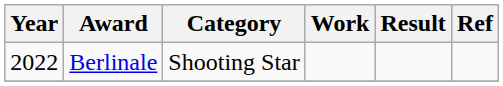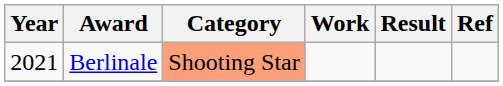(34, 61) 2022 -> (34, 61) 2021
(234, 61) no background -> (234, 61) lightsalmon background
